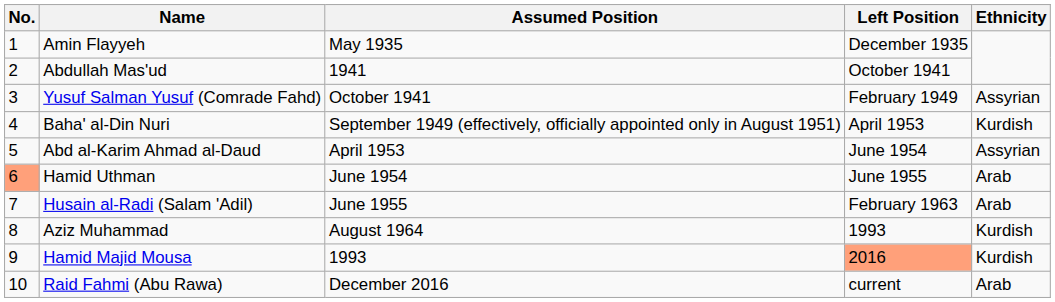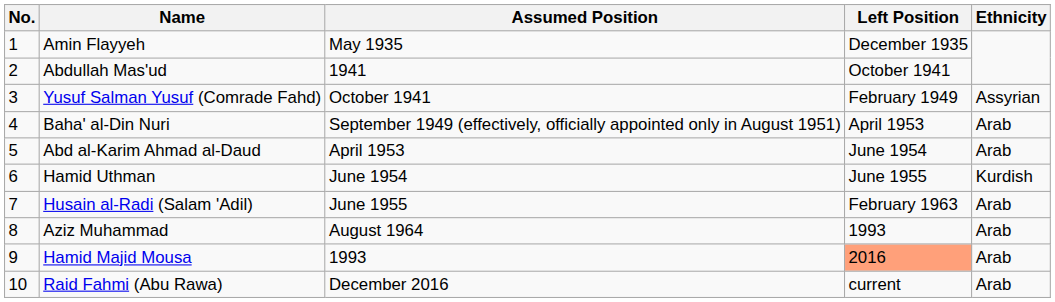(1004, 124) Kurdish -> (994, 124) Arab
(1008, 151) Assyrian -> (994, 151) Arab
(13, 177) lightsalmon background -> (13, 177) no background
(994, 177) Arab -> (1004, 177) Kurdish
(1004, 230) Kurdish -> (994, 230) Arab
(1004, 257) Kurdish -> (994, 257) Arab
